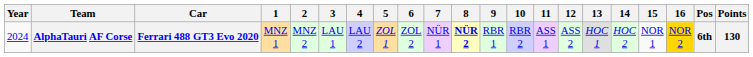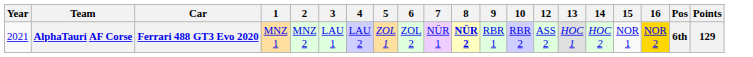- column: (546, 12)
(18, 37) 2024 -> (18, 37) 2021
(732, 37) 130 -> (707, 37) 129
